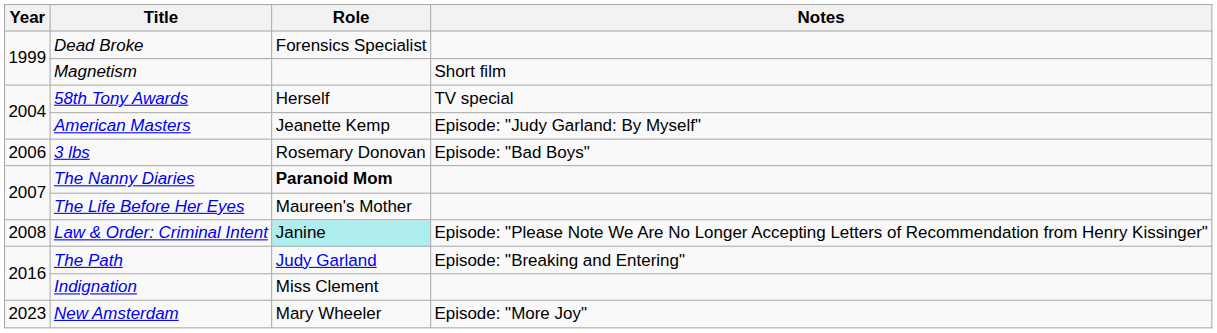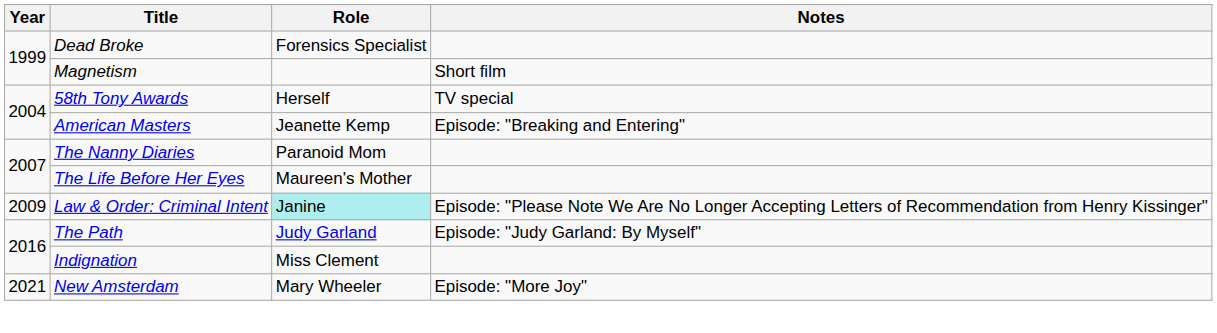(568, 125) Episode: "Judy Garland: By Myself" -> (560, 125) Episode: "Breaking and Entering"
- row: (72, 152)
(334, 179) bold -> (331, 152) normal
(27, 233) 2008 -> (27, 206) 2009
(560, 260) Episode: "Breaking and Entering" -> (568, 233) Episode: "Judy Garland: By Myself"
(27, 313) 2023 -> (27, 286) 2021
